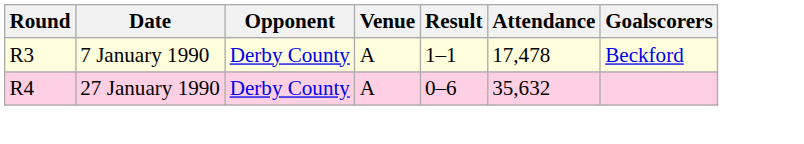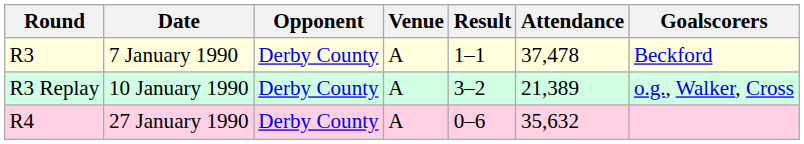(521, 54) 17,478 -> (550, 54) 37,478
+ row: (179, 88)
